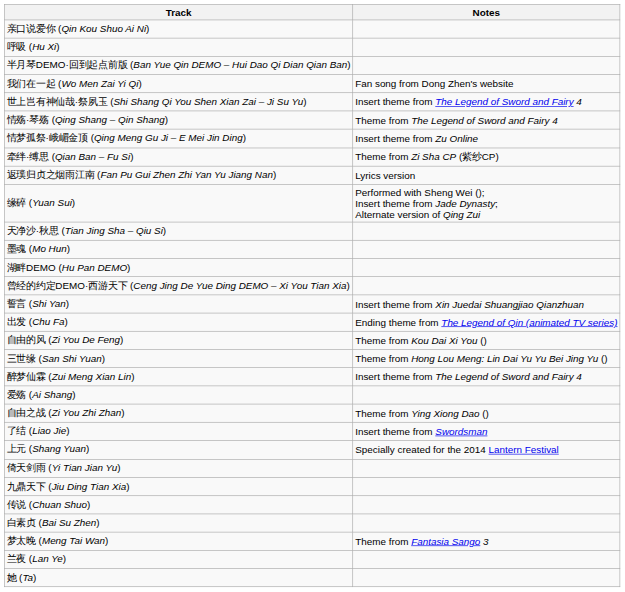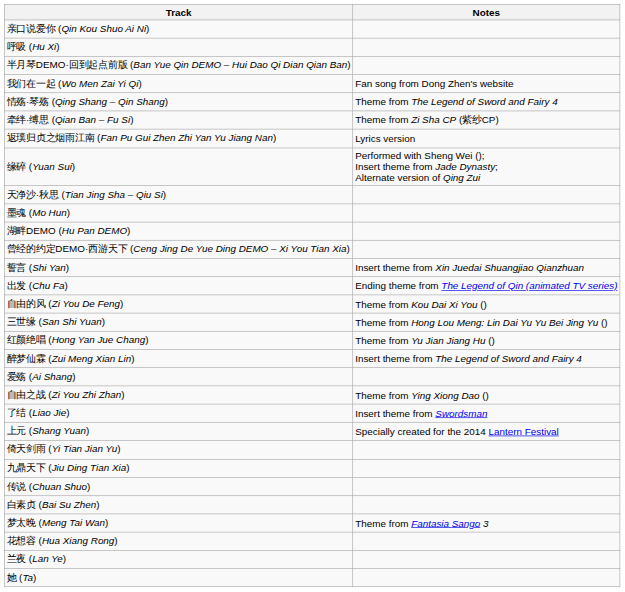- row: (157, 102)
- row: (126, 138)
+ row: (78, 340)
+ row: (62, 541)
